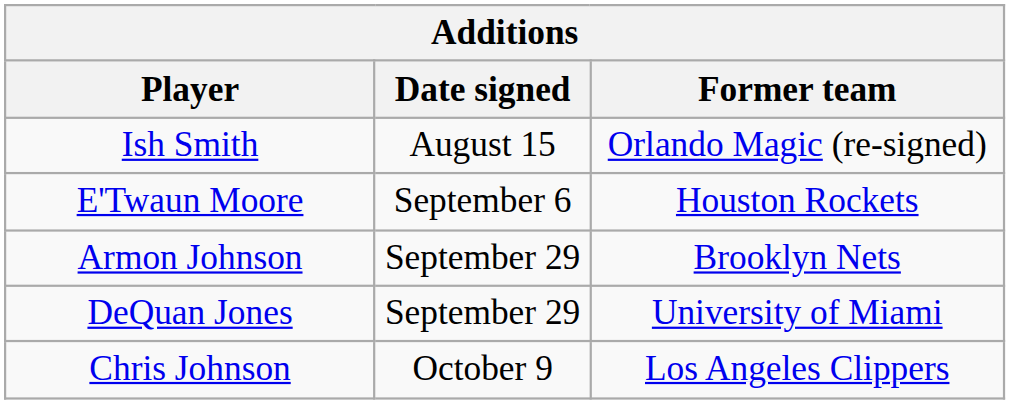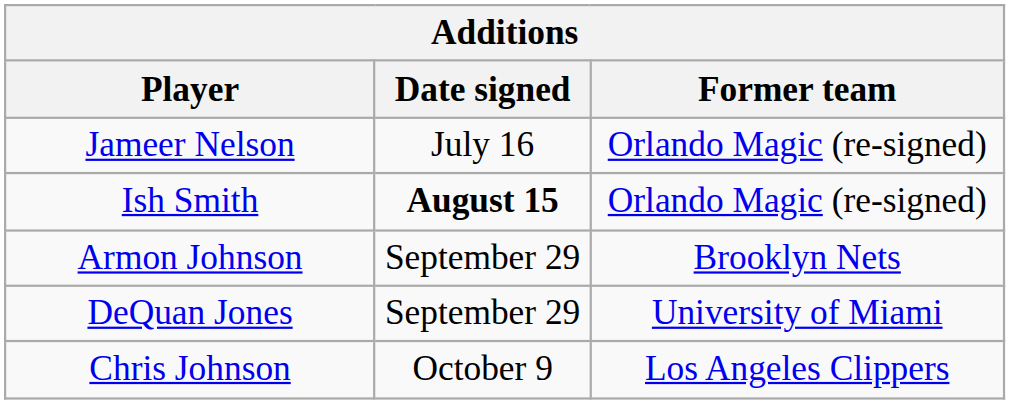+ row: (190, 144)
(483, 144) normal -> (483, 200) bold
- row: (190, 200)
